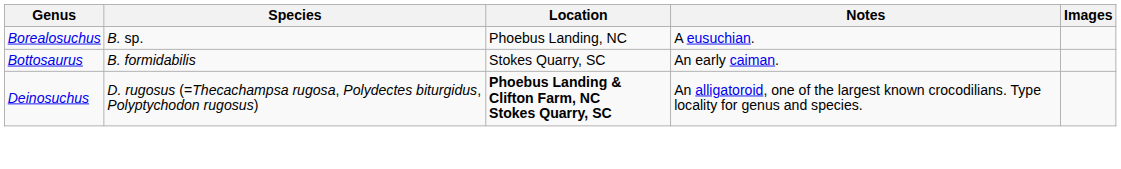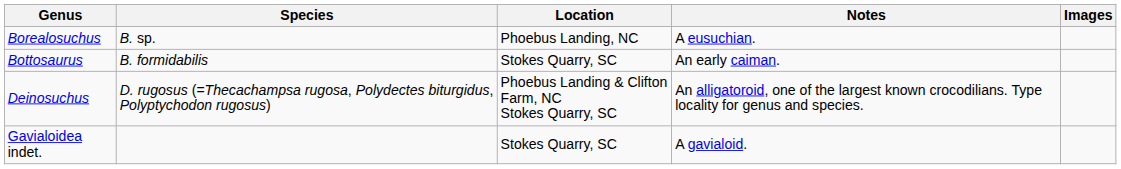(555, 98) bold -> (584, 98) normal
+ row: (45, 144)
